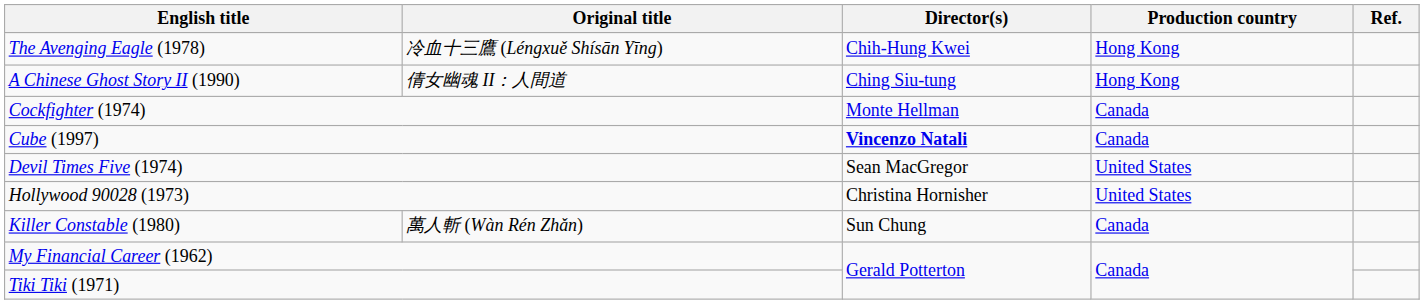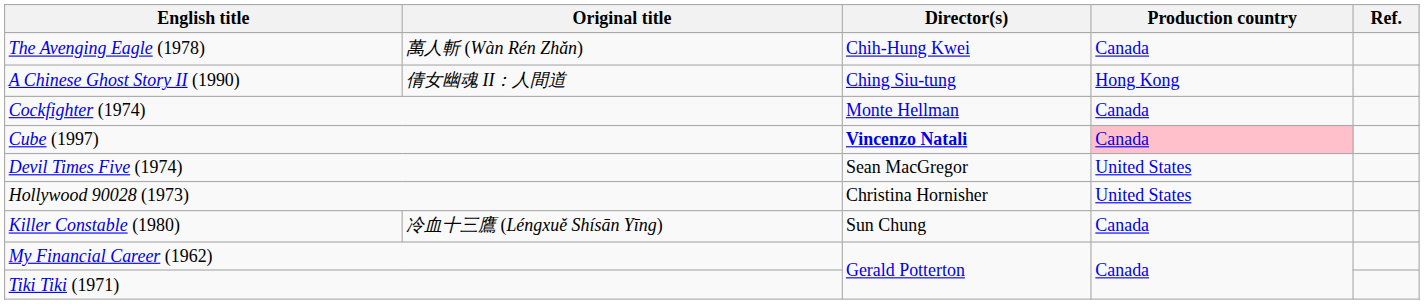(535, 48) 冷血十三鷹 (Léngxuě Shísān Yīng) -> (495, 48) 萬人斬 (Wàn Rén Zhǎn)
(1137, 48) Hong Kong -> (1122, 48) Canada
(1122, 139) no background -> (1122, 139) pink background
(495, 225) 萬人斬 (Wàn Rén Zhǎn) -> (535, 225) 冷血十三鷹 (Léngxuě Shísān Yīng)
